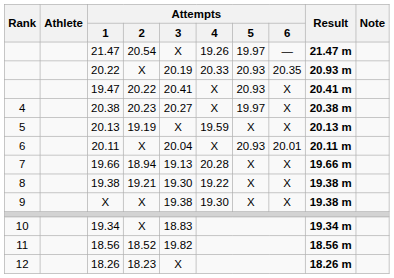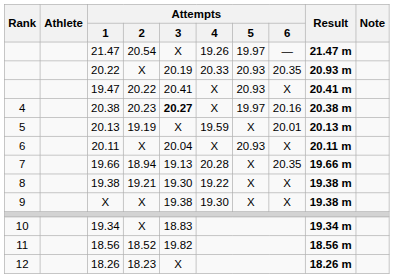(178, 107) normal -> (178, 107) bold
(287, 107) X -> (287, 107) 20.16
(287, 126) X -> (287, 126) 20.01
(287, 145) 20.01 -> (287, 145) X
(287, 164) X -> (287, 164) 20.35
